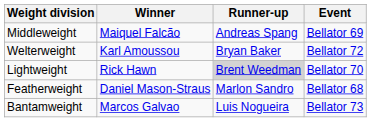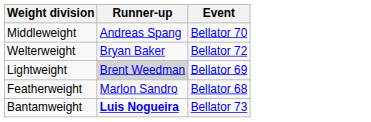- column: (155, 13)
(335, 32) Bellator 69 -> (219, 32) Bellator 70
(335, 70) Bellator 70 -> (219, 70) Bellator 69
(252, 107) normal -> (139, 107) bold
